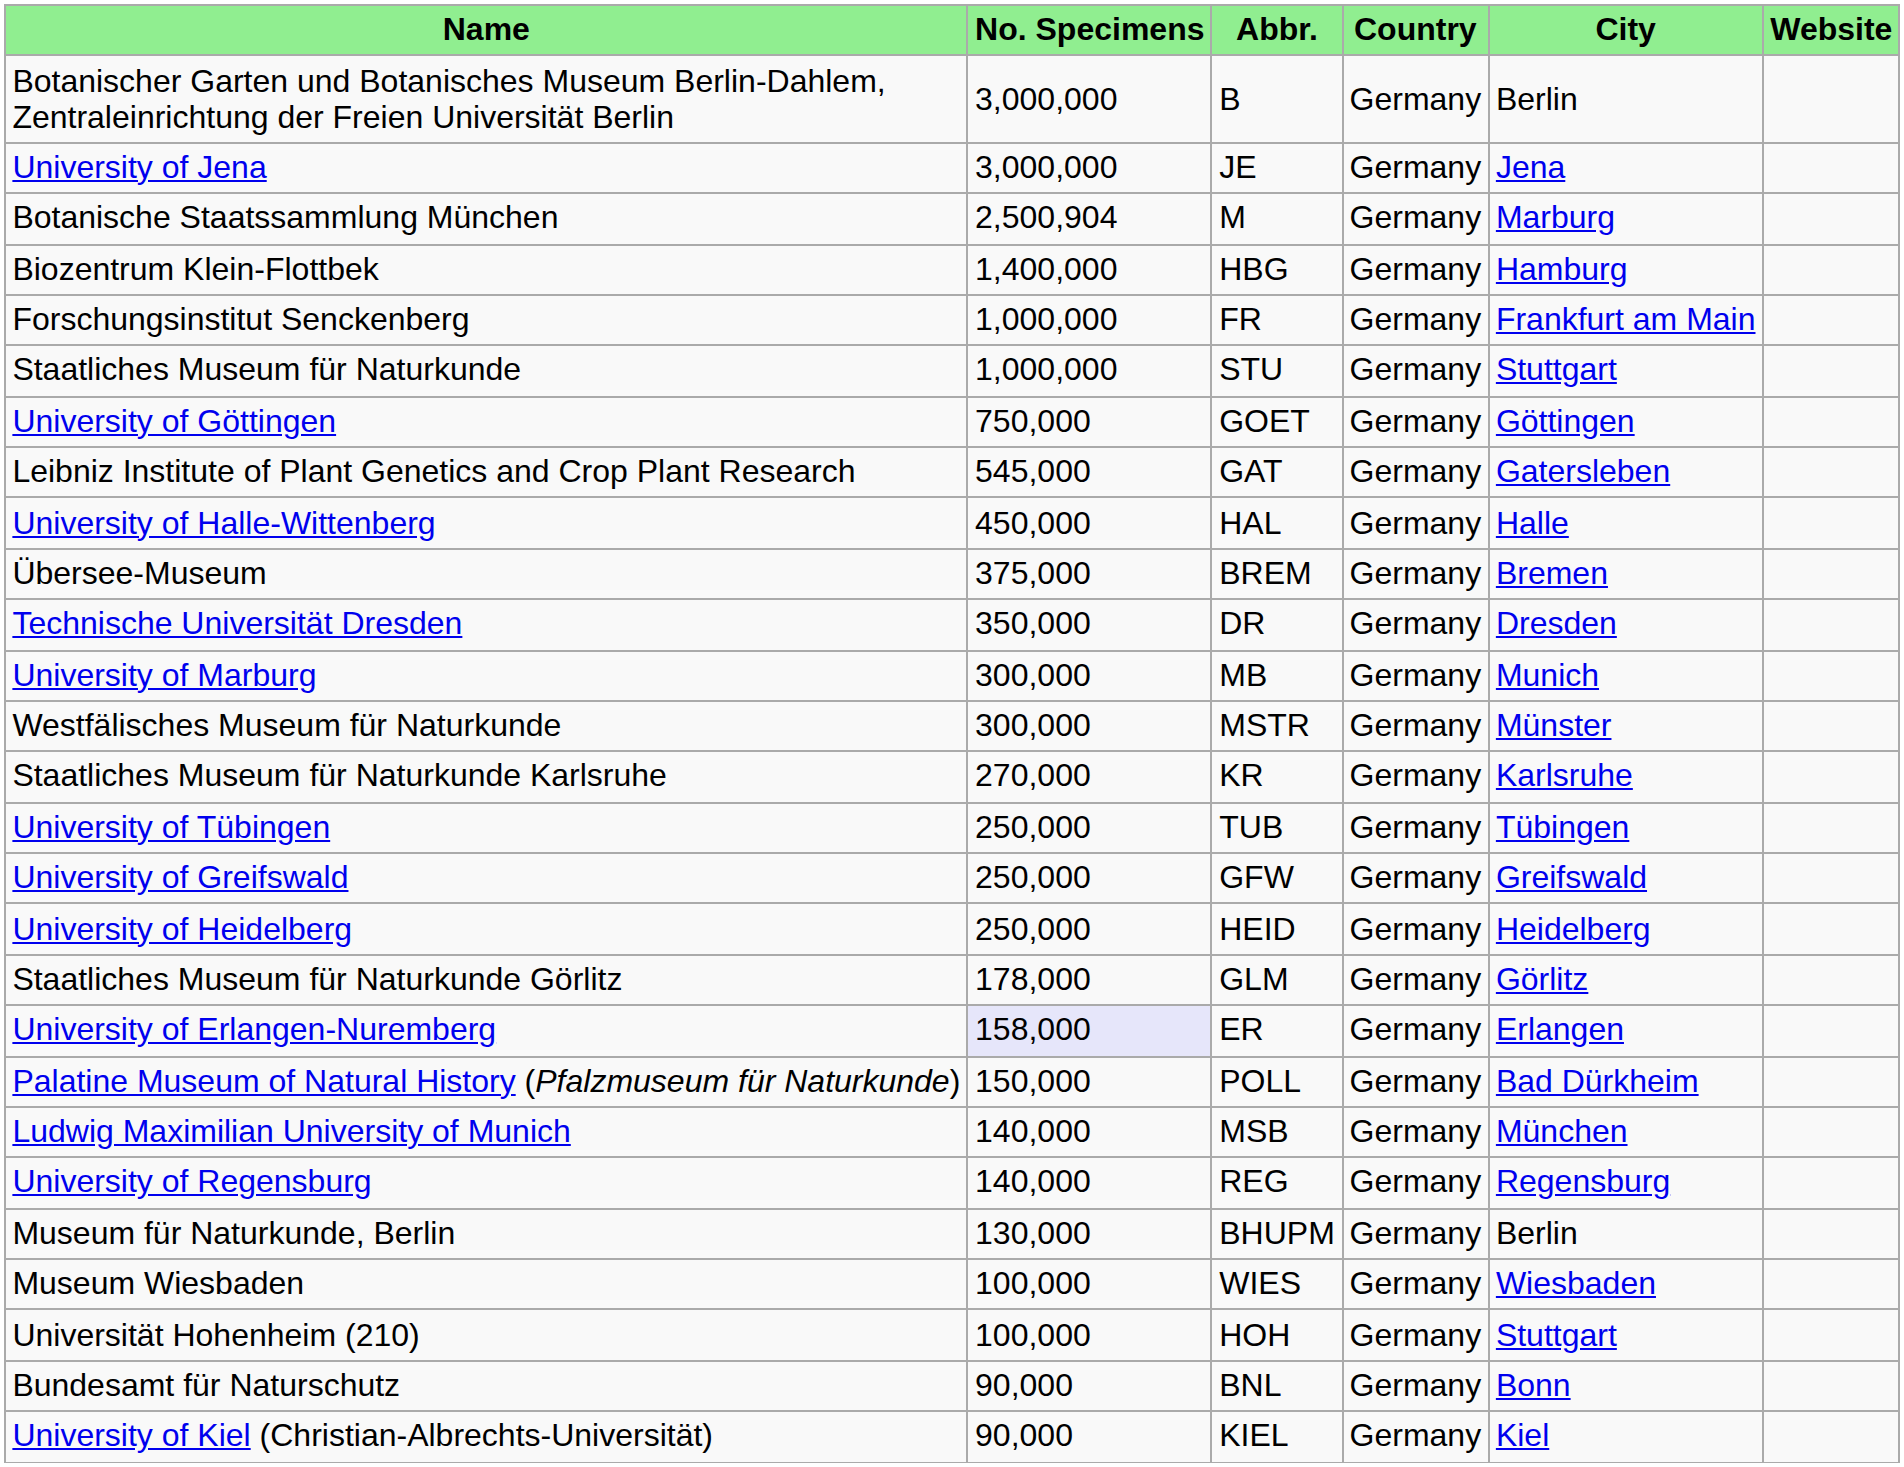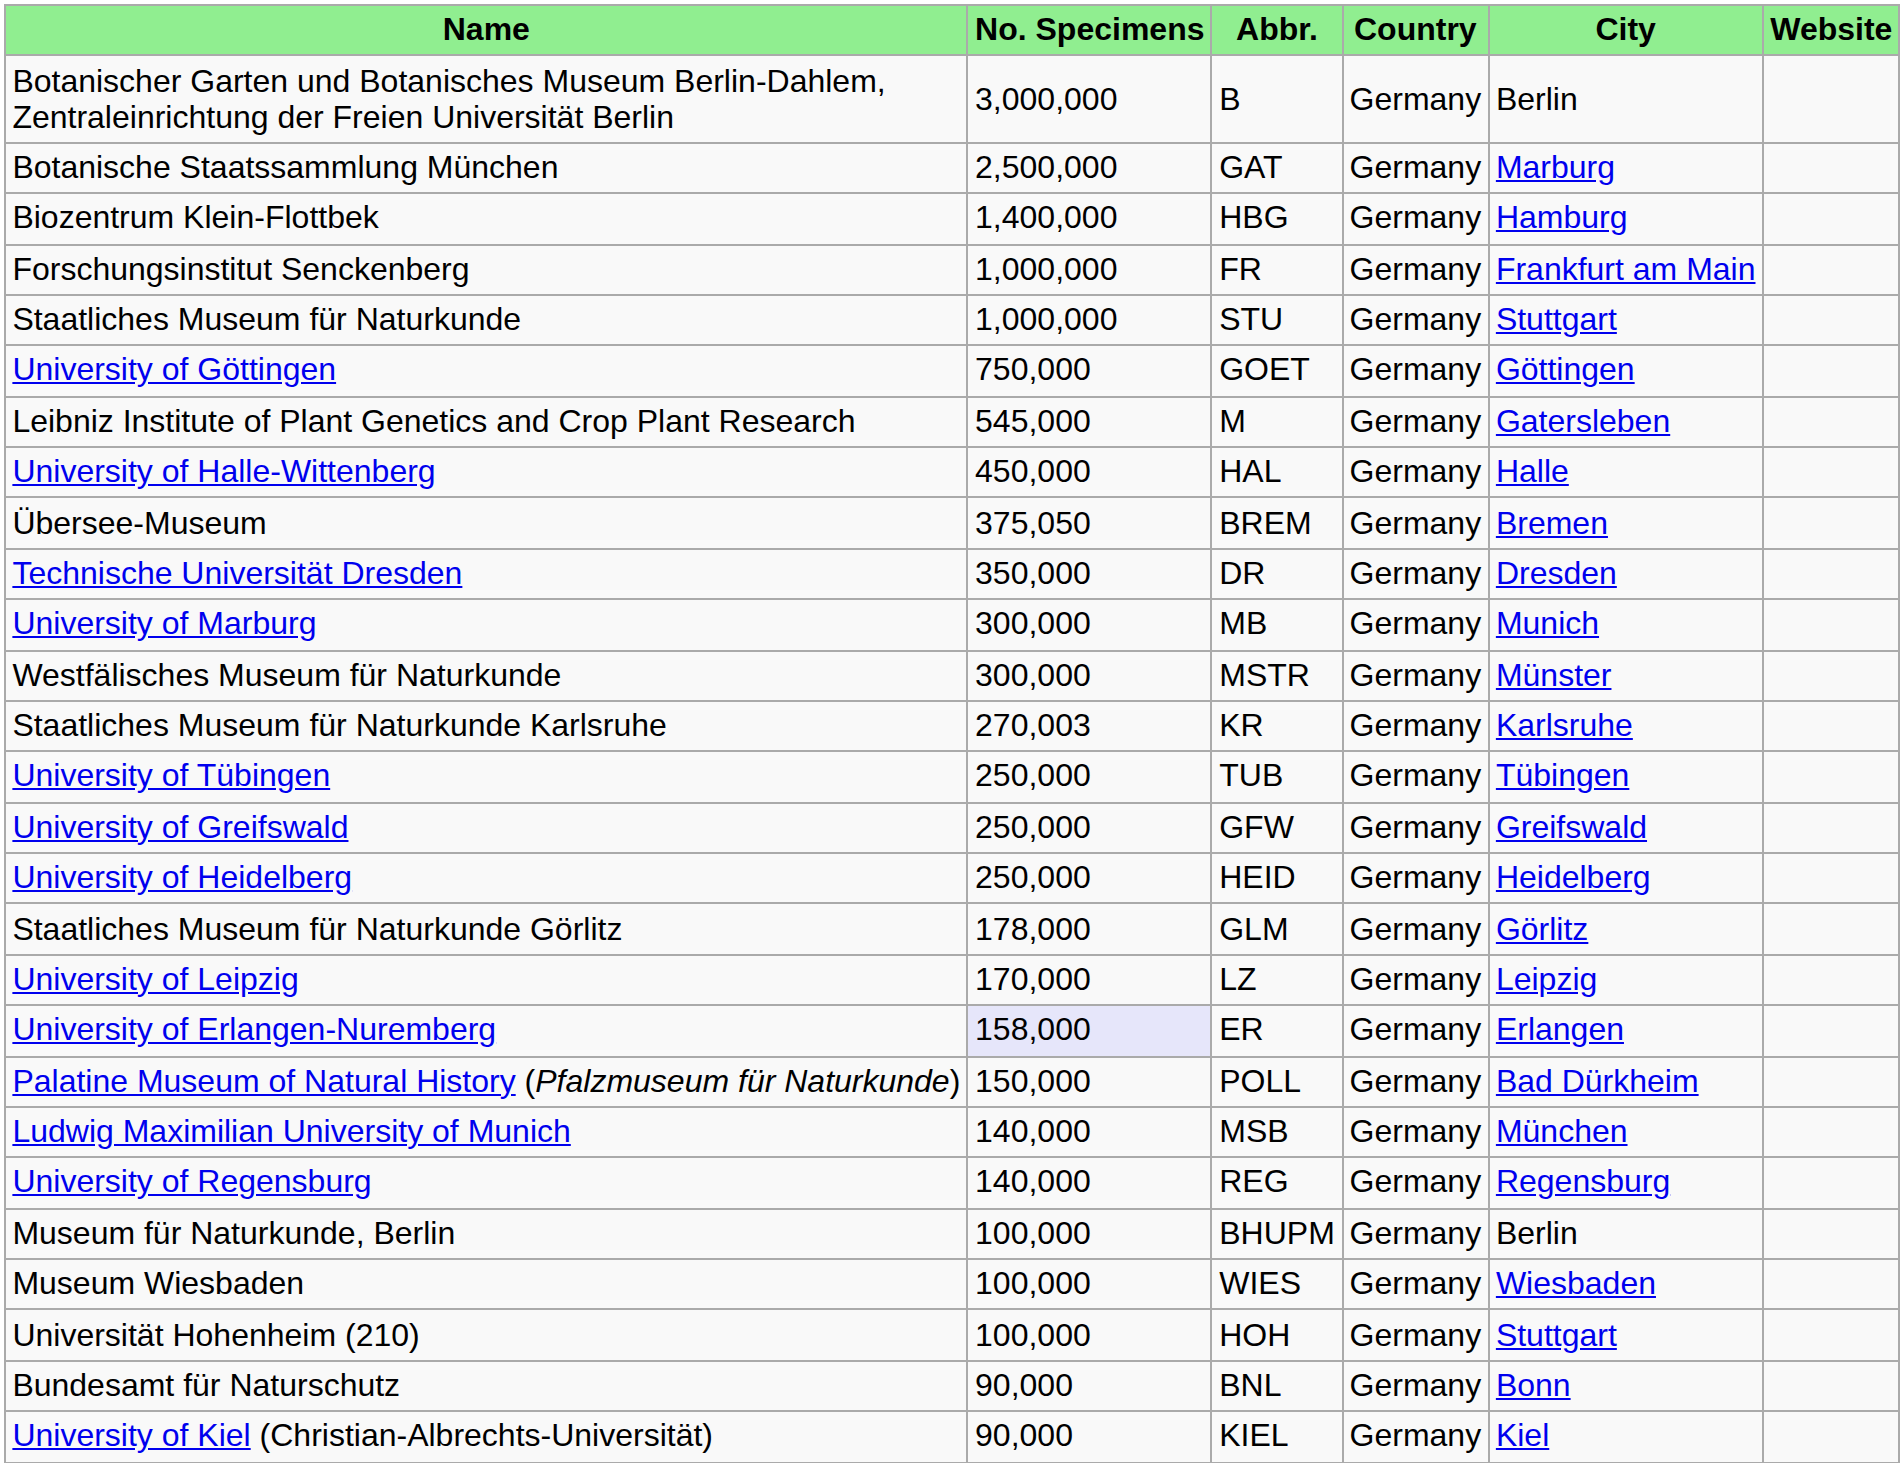- row: (140, 167)
(1046, 218) 2,500,904 -> (1046, 167) 2,500,000
(1233, 218) M -> (1251, 167) GAT
(1251, 471) GAT -> (1233, 421) M
(1033, 573) 375,000 -> (1033, 522) 375,050
(1033, 776) 270,000 -> (1033, 725) 270,003
+ row: (156, 979)
(1033, 1233) 130,000 -> (1033, 1233) 100,000
